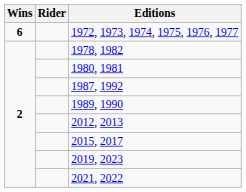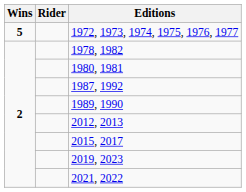(20, 31) 6 -> (20, 31) 5
